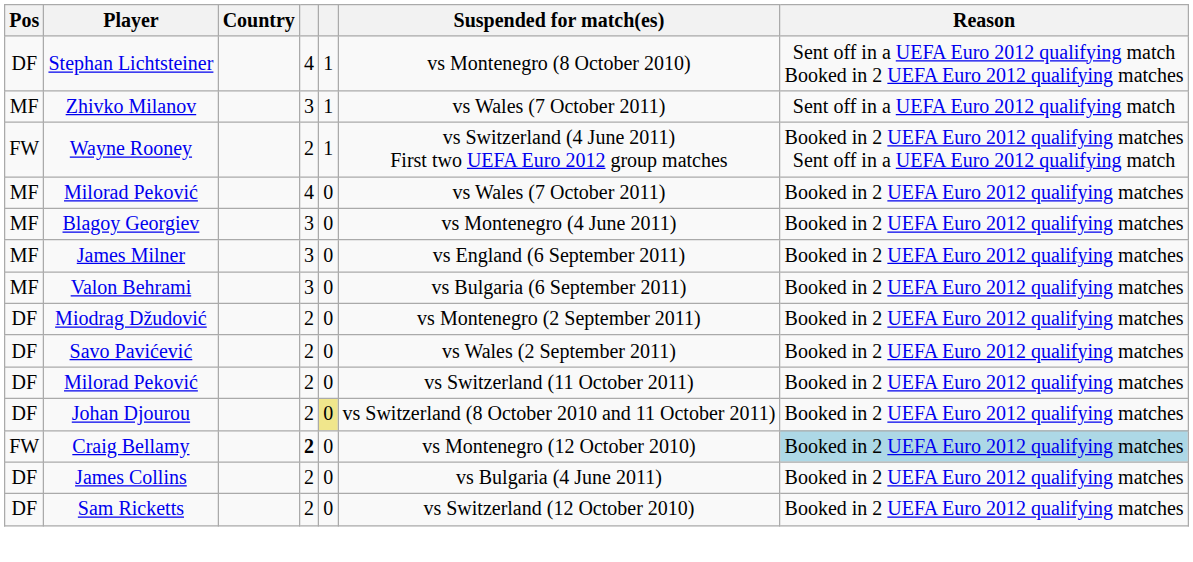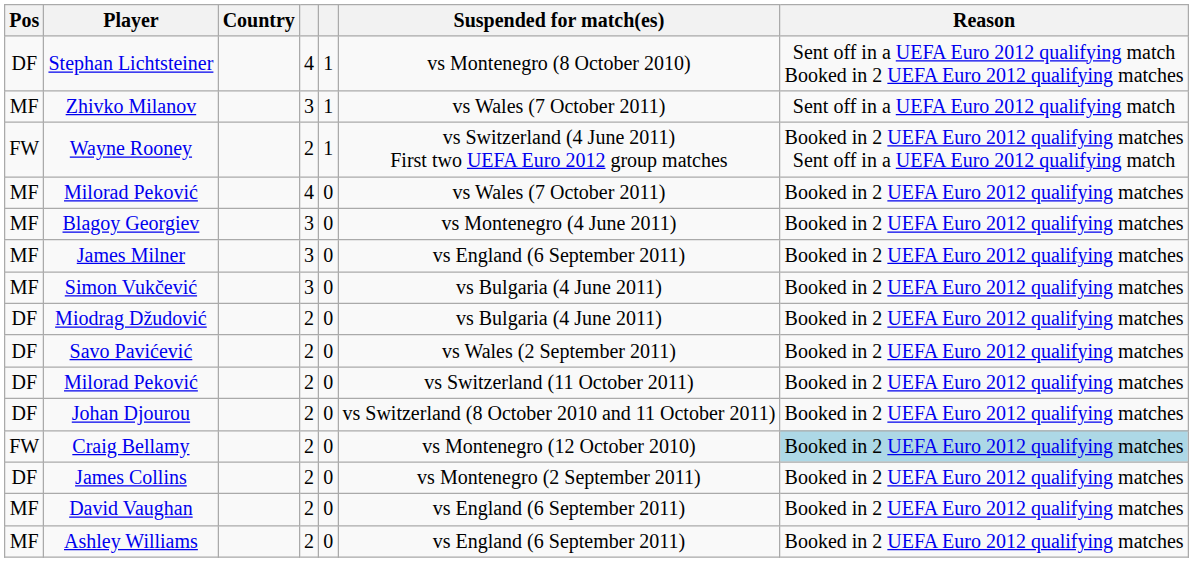+ row: (24, 287)
- row: (24, 287)
(559, 319) vs Montenegro (2 September 2011) -> (559, 319) vs Bulgaria (4 June 2011)
(328, 414) khaki background -> (328, 414) no background
(309, 445) bold -> (309, 445) normal
(559, 477) vs Bulgaria (4 June 2011) -> (559, 477) vs Montenegro (2 September 2011)
- row: (24, 509)
+ row: (24, 509)
+ row: (24, 541)
